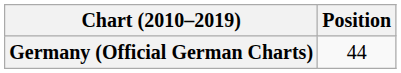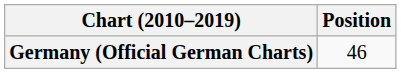(357, 52) 44 -> (357, 52) 46
